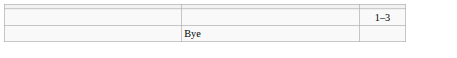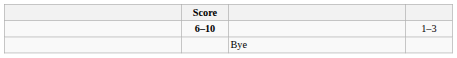+ column: (205, 12)
